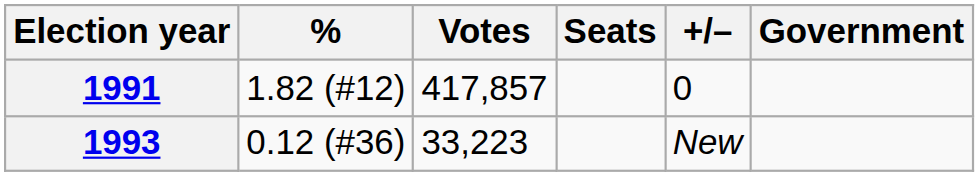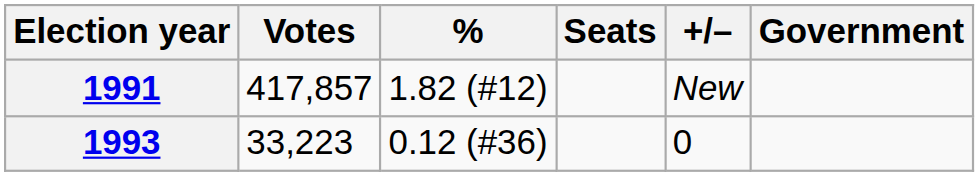columns swapped: (484, 32) <-> (326, 32)
(682, 87) 0 -> (708, 87) New
(708, 142) New -> (682, 142) 0
